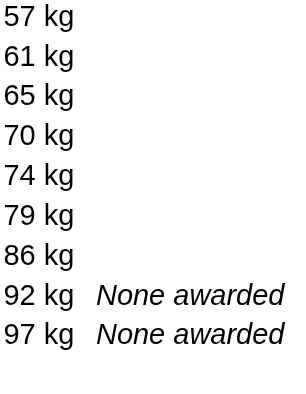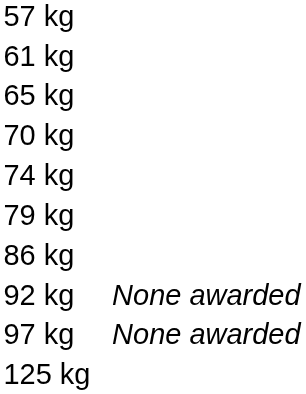+ row: (47, 374)
